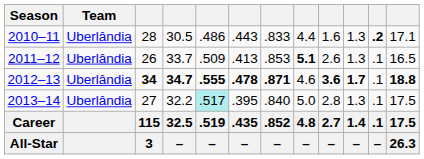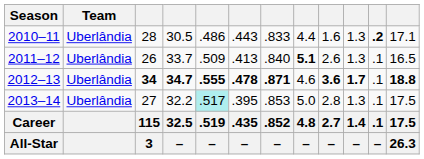(277, 58) .853 -> (277, 58) .840
(277, 101) .840 -> (277, 101) .853
